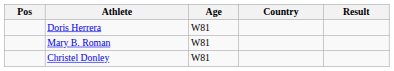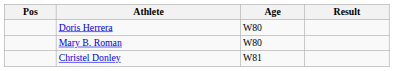- column: (281, 12)
(201, 27) W81 -> (252, 27) W80
(201, 43) W81 -> (252, 43) W80
